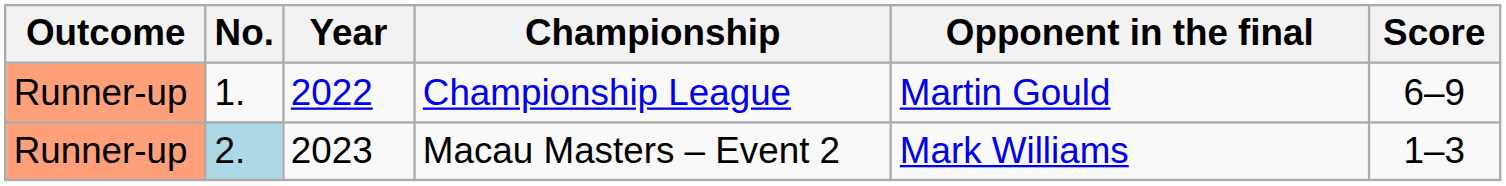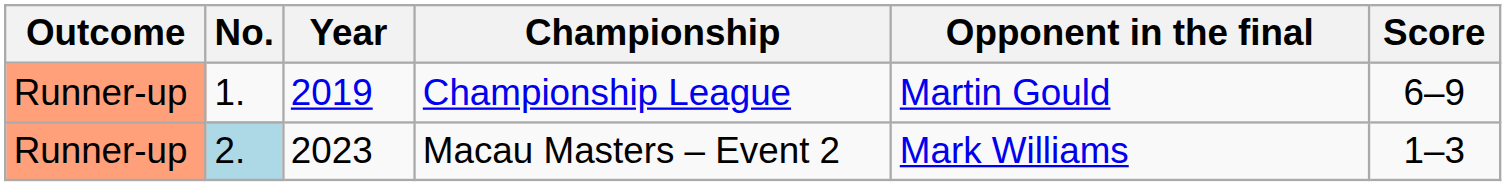(332, 92) 2022 -> (332, 92) 2019
